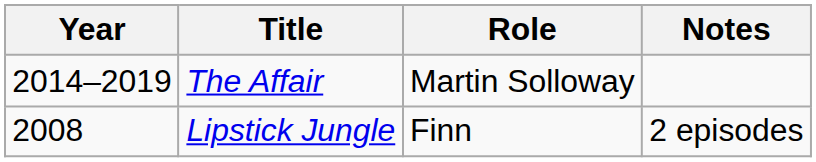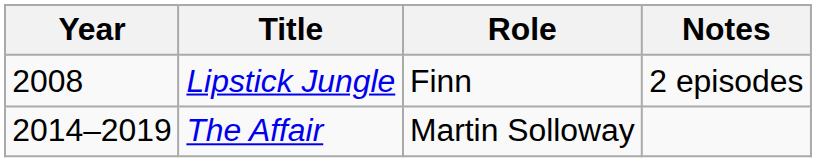rows swapped: (291, 130) <-> (255, 80)
